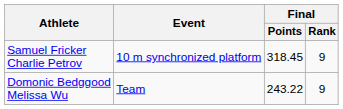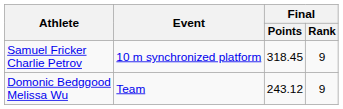(285, 89) 243.22 -> (285, 89) 243.12
